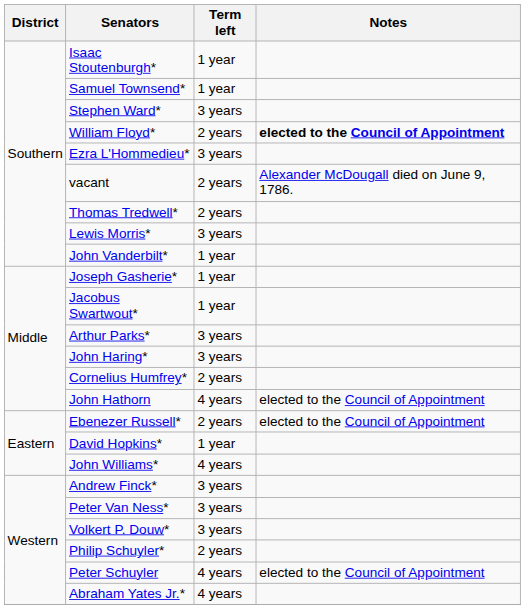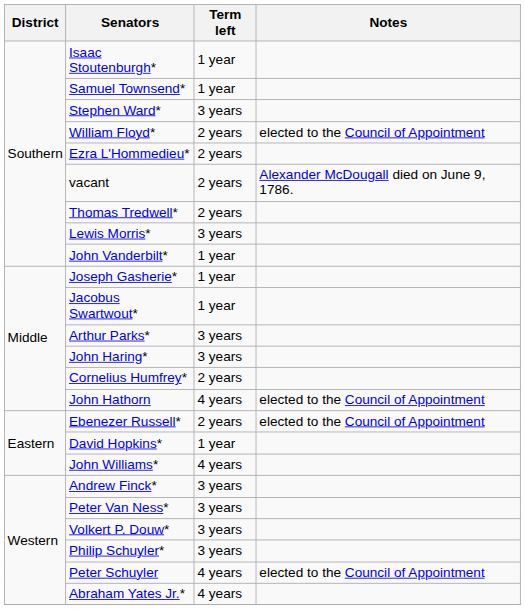(382, 132) bold -> (372, 132) normal
(220, 153) 3 years -> (220, 153) 2 years
(220, 550) 2 years -> (220, 550) 3 years
